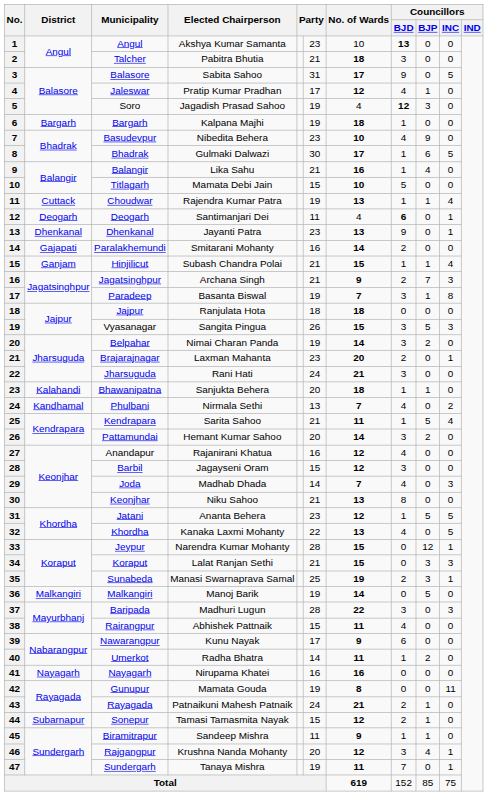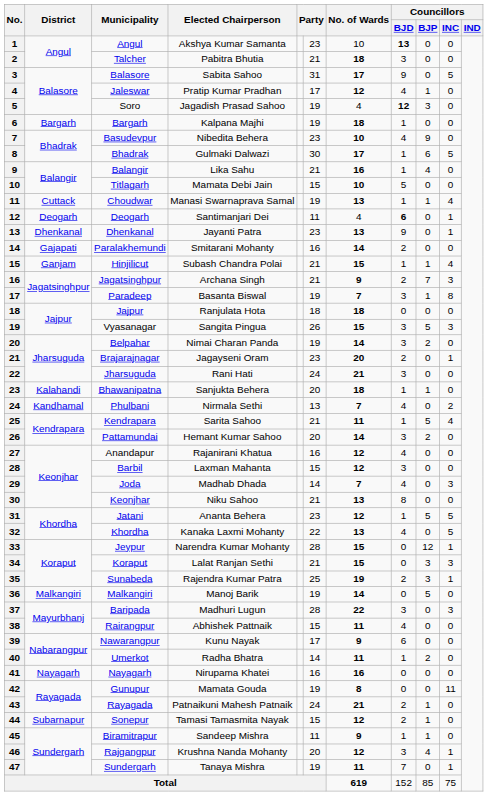(232, 201) Rajendra Kumar Patra -> (232, 201) Manasi Swarnaprava Samal
(232, 358) Laxman Mahanta -> (232, 358) Jagayseni Oram
(232, 468) Jagayseni Oram -> (232, 468) Laxman Mahanta
(232, 578) Manasi Swarnaprava Samal -> (232, 578) Rajendra Kumar Patra
